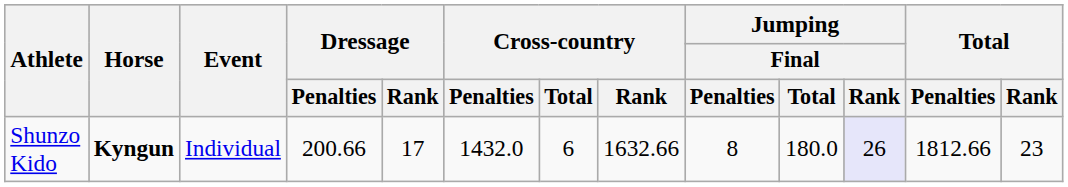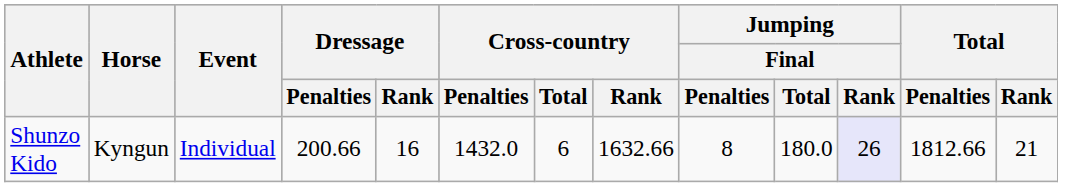(134, 149) bold -> (131, 149) normal
(413, 149) 17 -> (407, 149) 16
(1032, 149) 23 -> (1027, 149) 21
